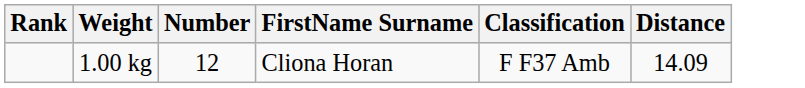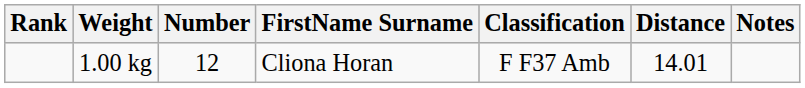+ column: (765, 23)
(681, 62) 14.09 -> (681, 62) 14.01
